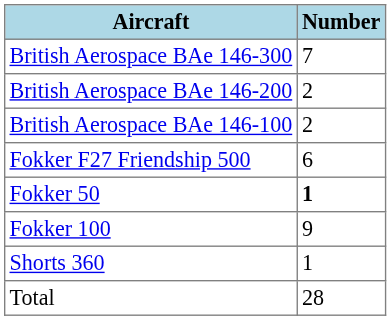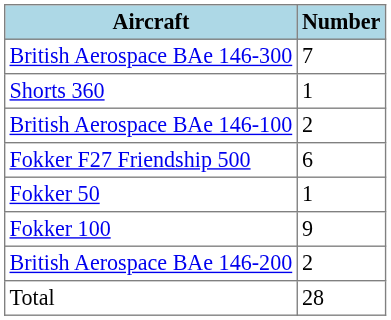rows swapped: (151, 90) <-> (57, 263)
(307, 194) bold -> (307, 194) normal
